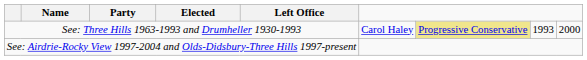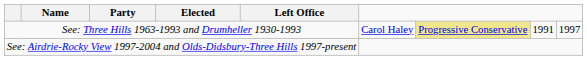(543, 30) 1993 -> (543, 30) 1991
(570, 30) 2000 -> (570, 30) 1997
